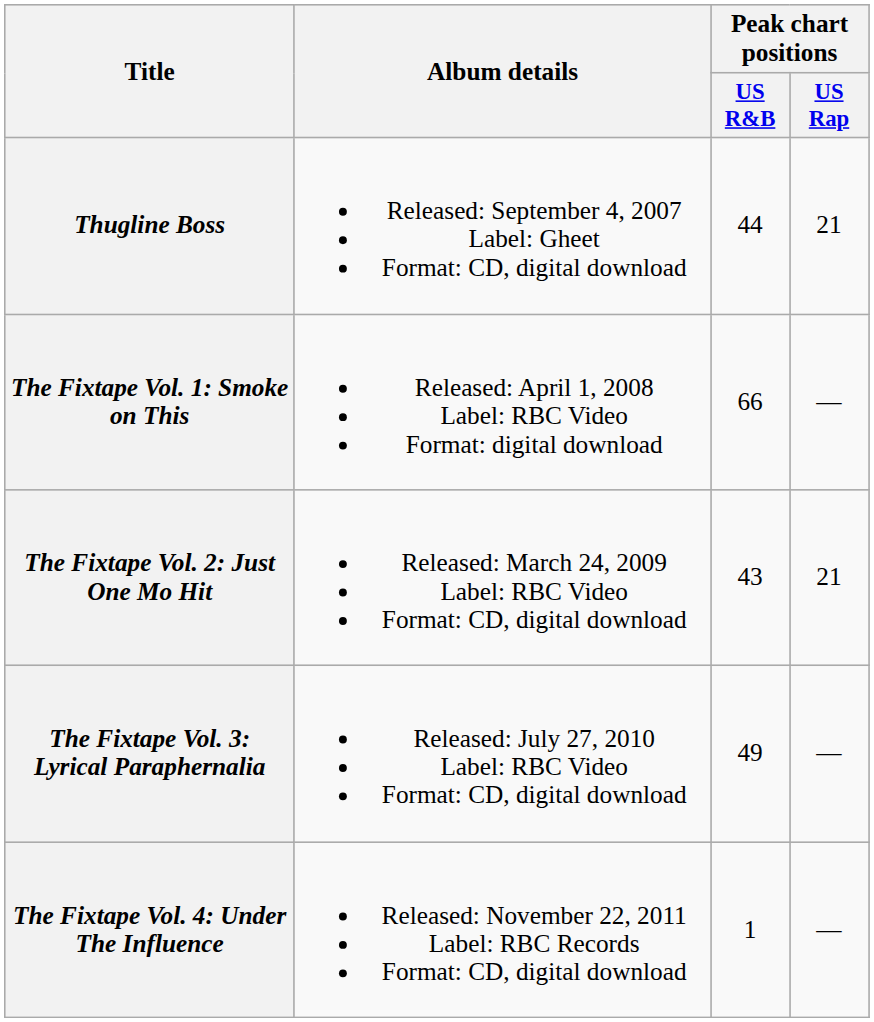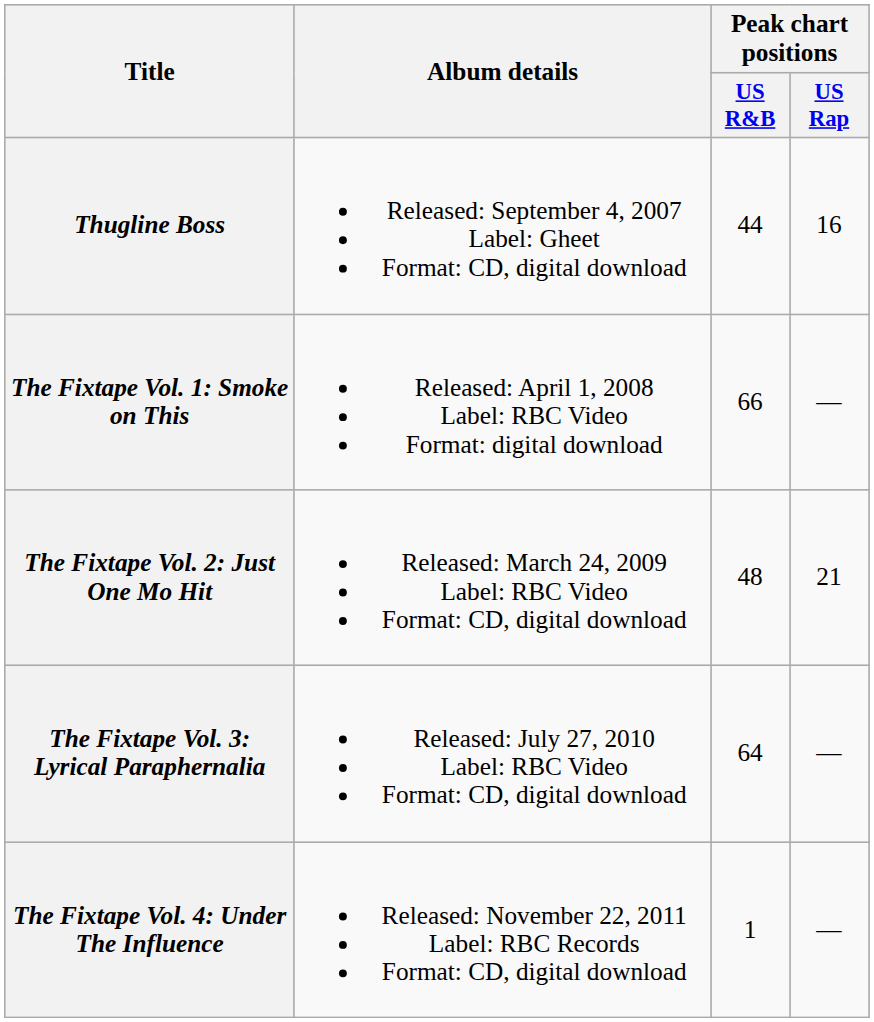(829, 225) 21 -> (829, 225) 16
(750, 577) 43 -> (750, 577) 48
(750, 753) 49 -> (750, 753) 64
